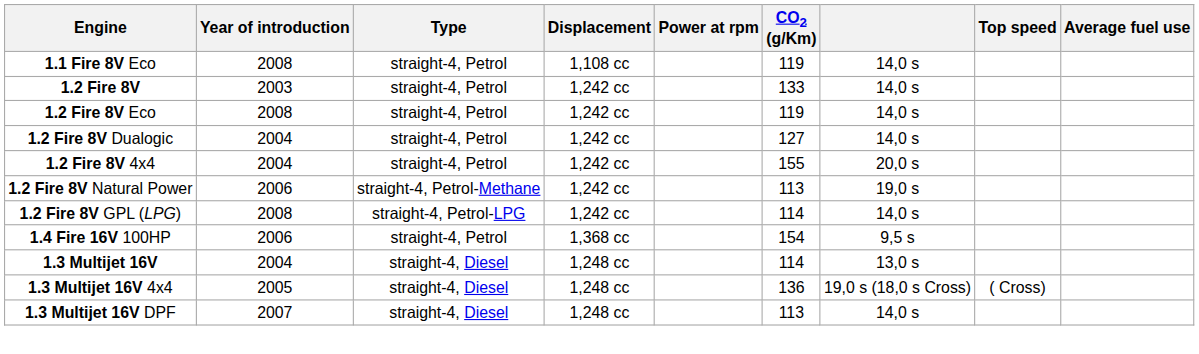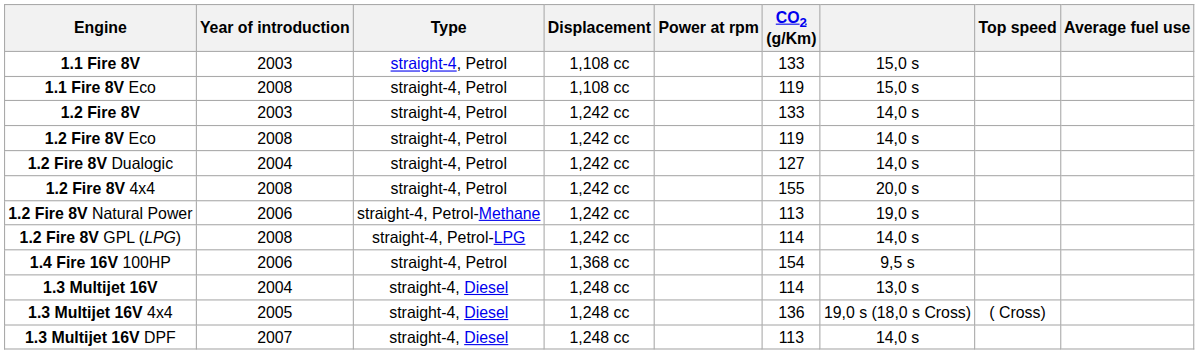+ row: (100, 63)
(897, 63) 14,0 s -> (897, 88) 15,0 s
(275, 163) 2004 -> (275, 187) 2008
